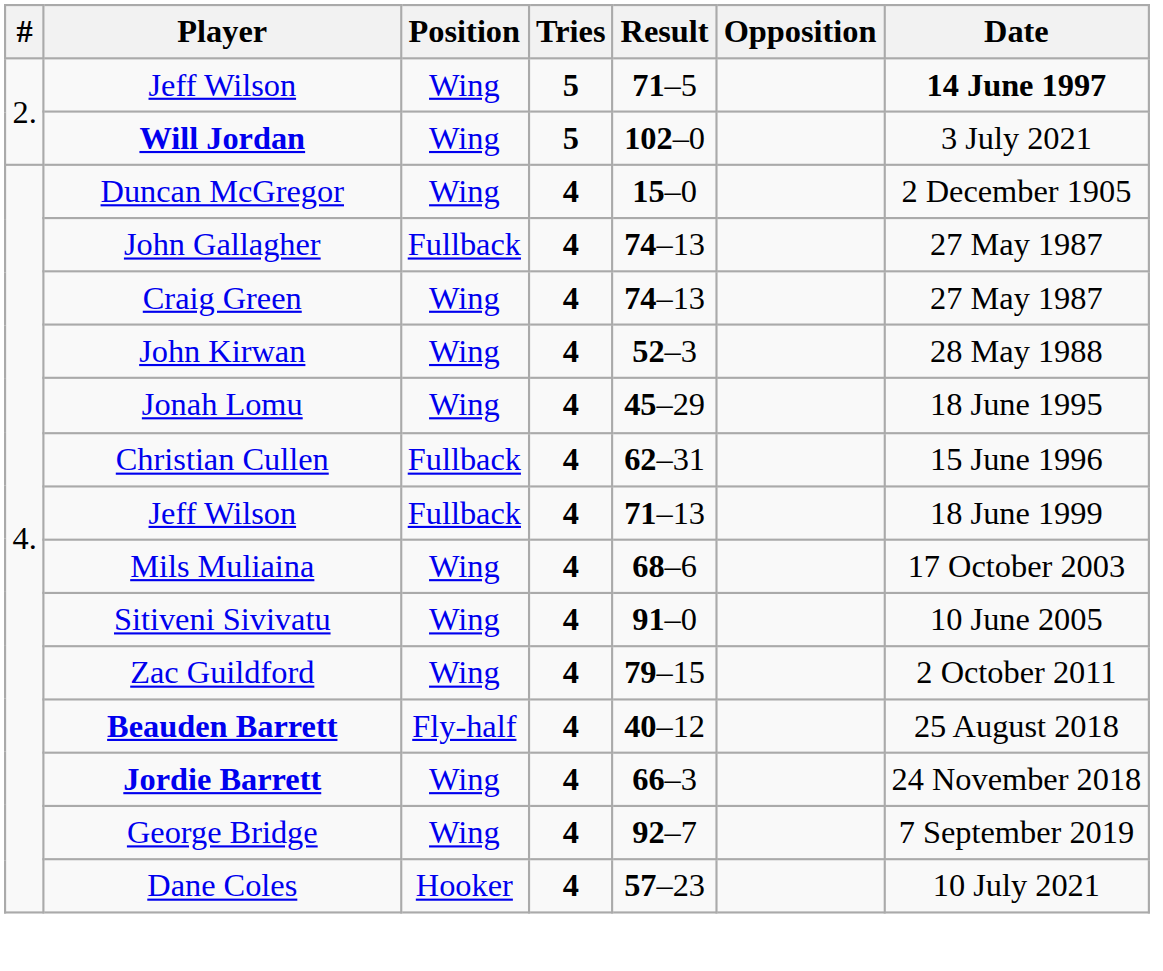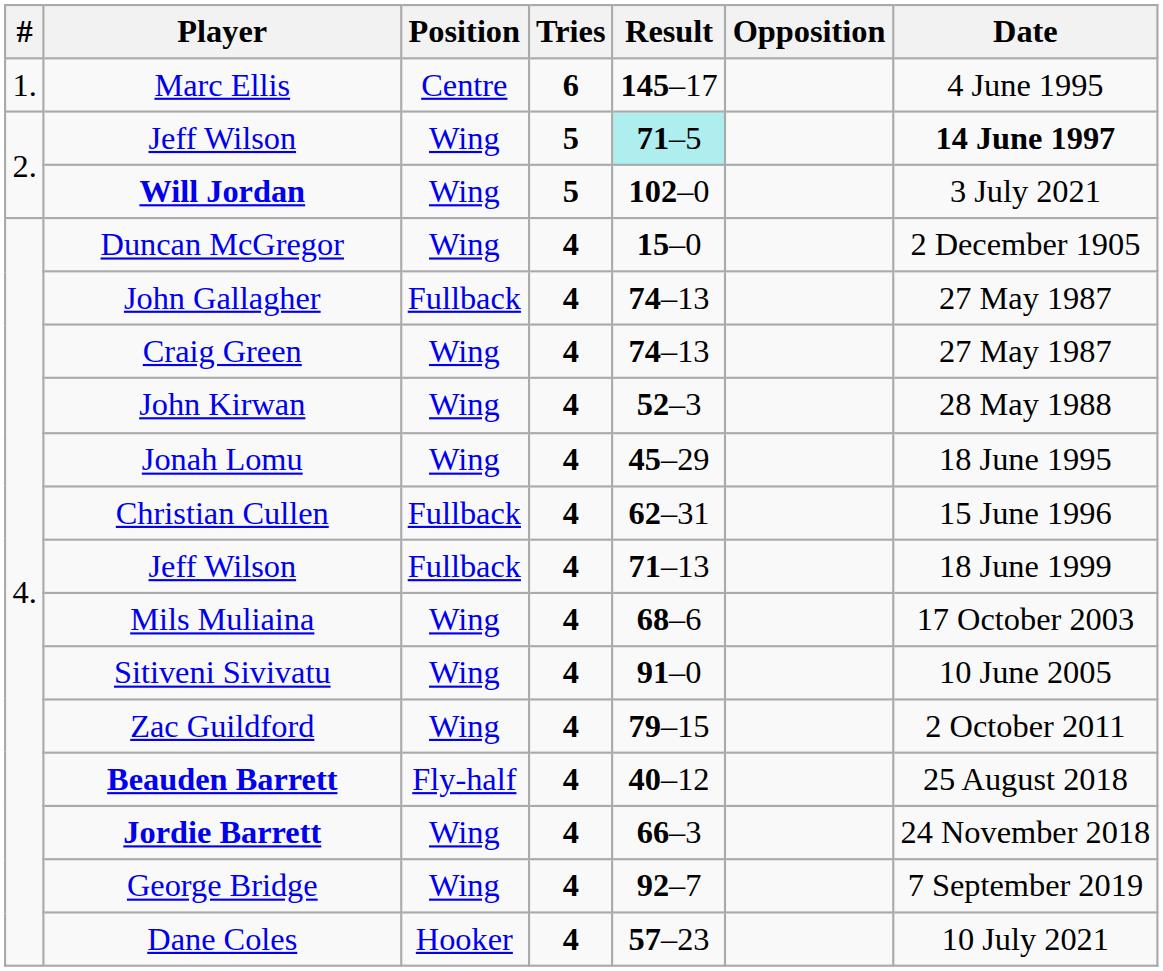+ row: (222, 84)
(665, 84) no background -> (669, 138) paleturquoise background
